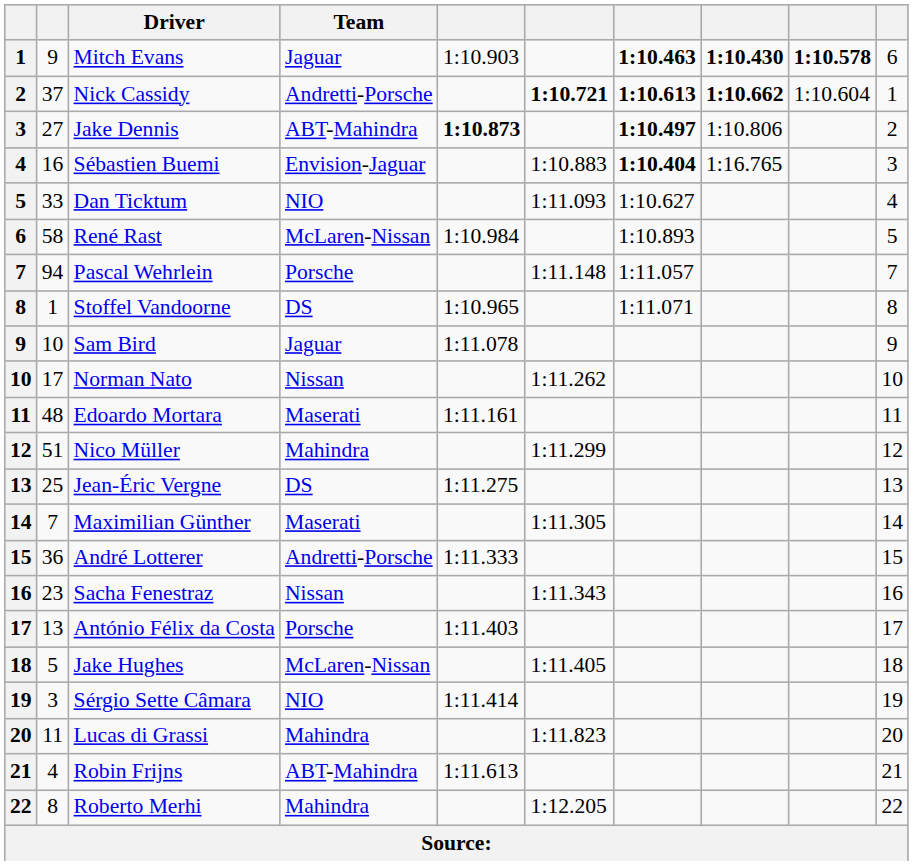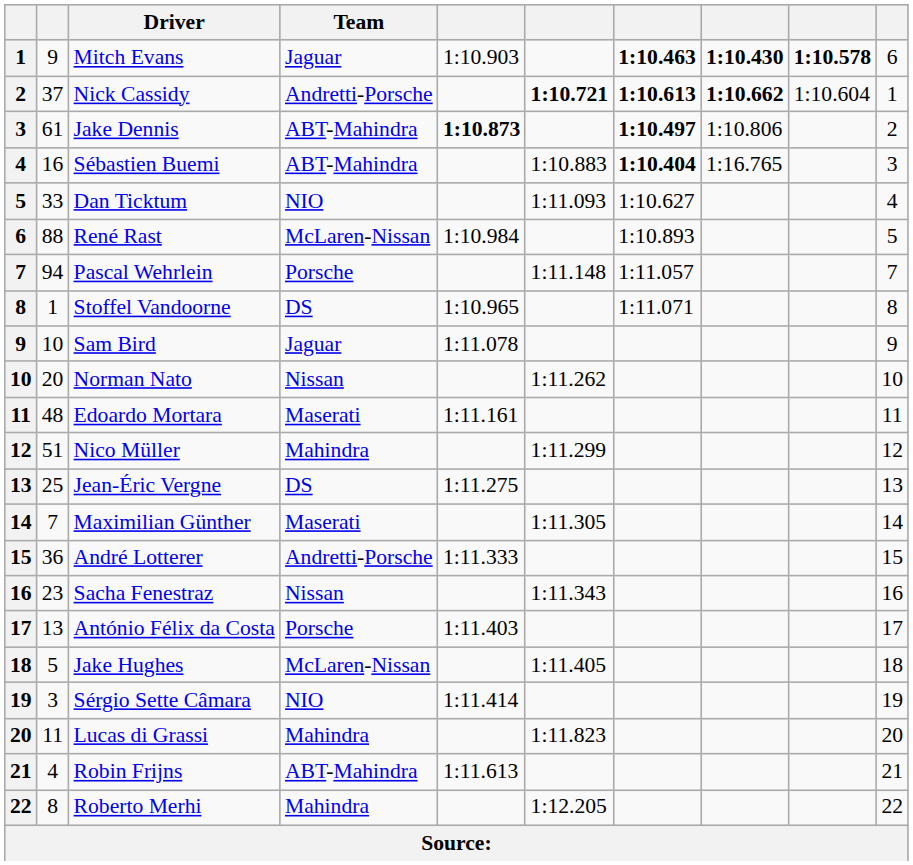(53, 128) 27 -> (53, 128) 61
(355, 164) Envision-Jaguar -> (351, 164) ABT-Mahindra
(53, 235) 58 -> (53, 235) 88
(53, 378) 17 -> (53, 378) 20
